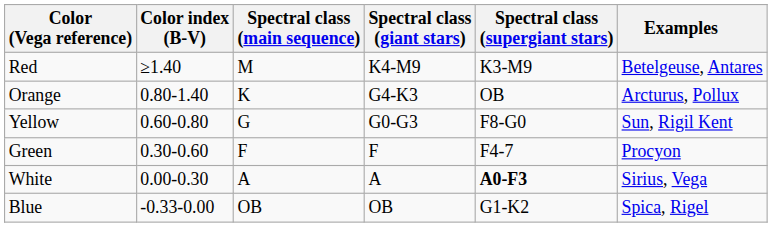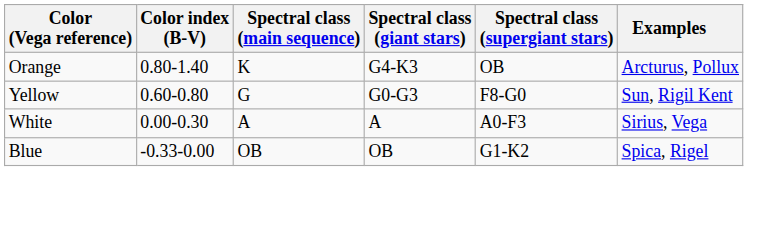- row: (23, 66)
- row: (30, 151)
(503, 179) bold -> (503, 123) normal
